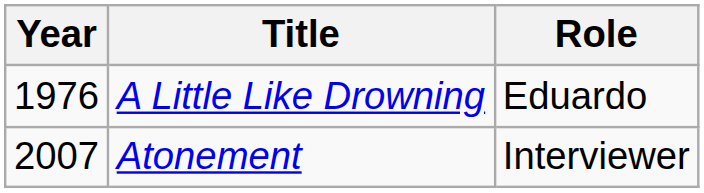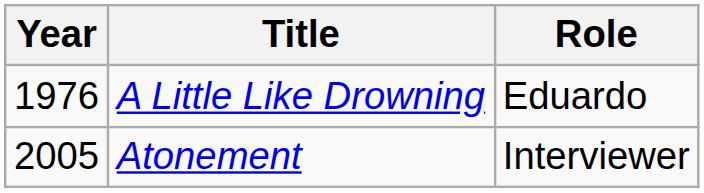(57, 156) 2007 -> (57, 156) 2005
